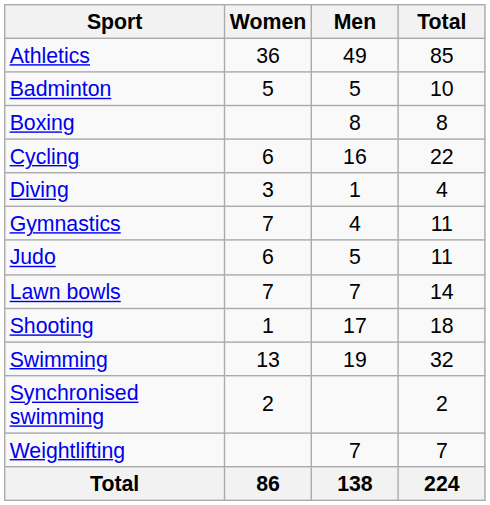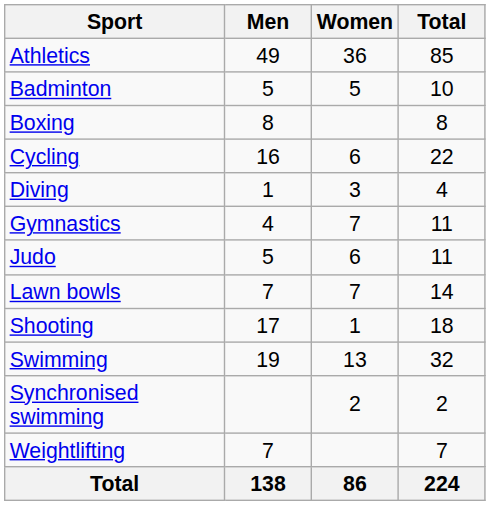columns swapped: (355, 22) <-> (268, 22)
